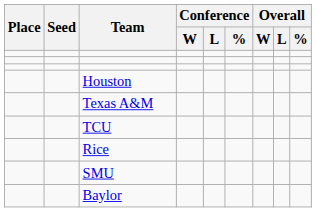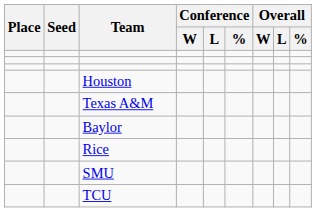rows swapped: (24, 127) <-> (24, 196)
